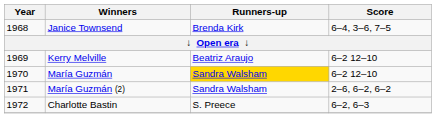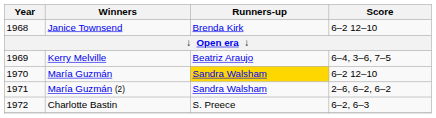(361, 27) 6–4, 3–6, 7–5 -> (354, 27) 6–2 12–10
(354, 58) 6–2 12–10 -> (361, 58) 6–4, 3–6, 7–5
